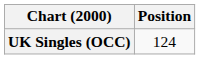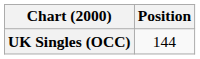(164, 41) 124 -> (164, 41) 144
